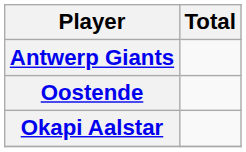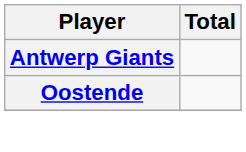- row: (92, 127)
